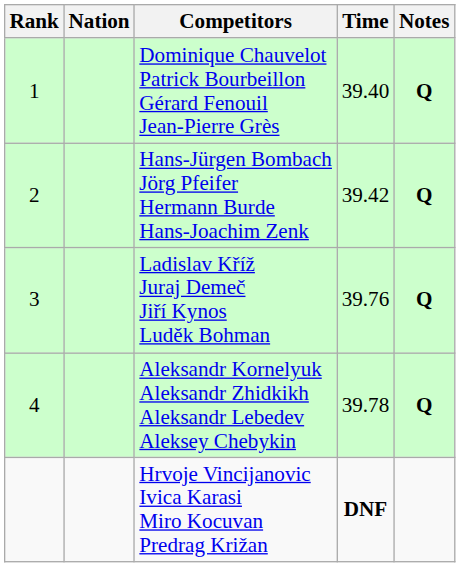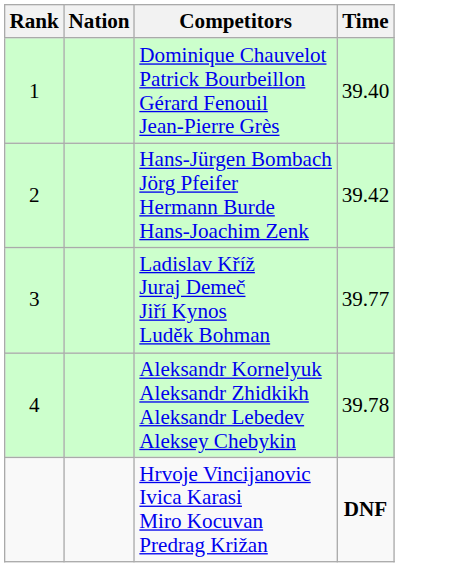- column: (424, 21)
(365, 299) 39.76 -> (365, 299) 39.77
